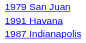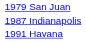rows swapped: (43, 34) <-> (34, 20)
